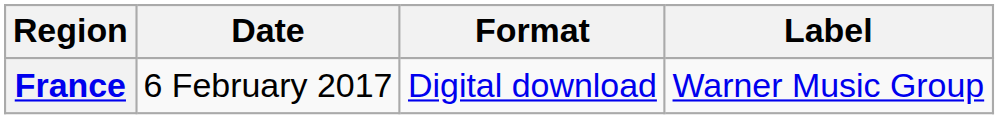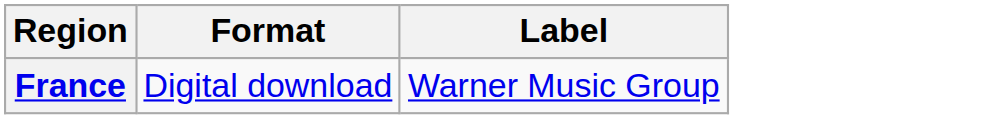- column: (268, 31)
